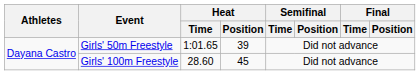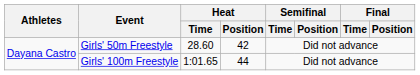(200, 46) 1:01.65 -> (200, 46) 28.60
(243, 46) 39 -> (243, 46) 42
(200, 62) 28.60 -> (200, 62) 1:01.65
(243, 62) 45 -> (243, 62) 44
